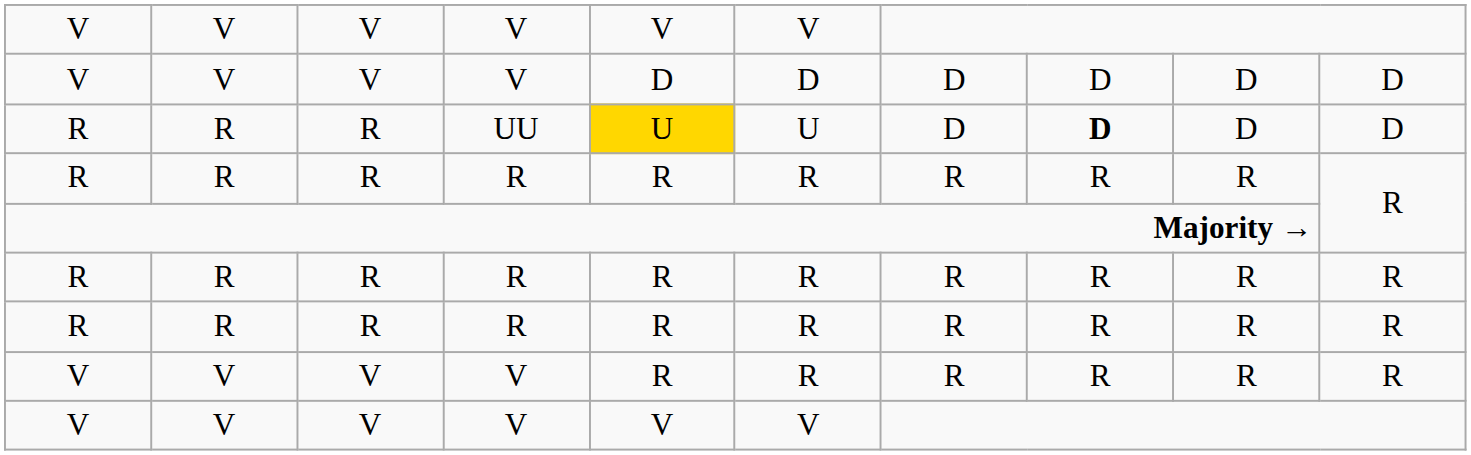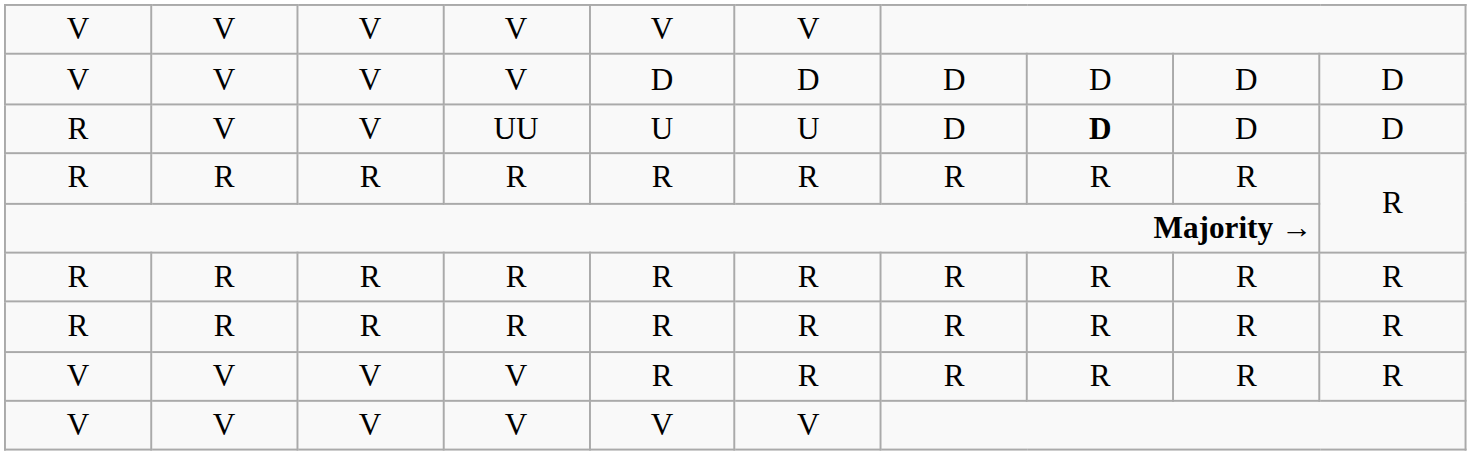(224, 128) R -> (224, 128) V
(370, 128) R -> (370, 128) V
(662, 128) gold background -> (662, 128) no background
